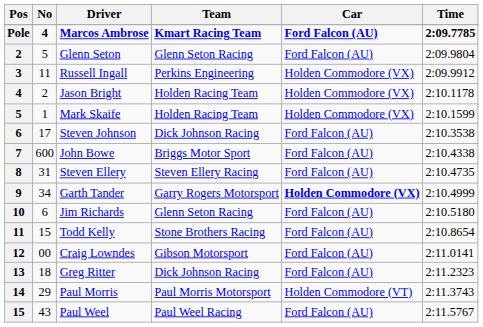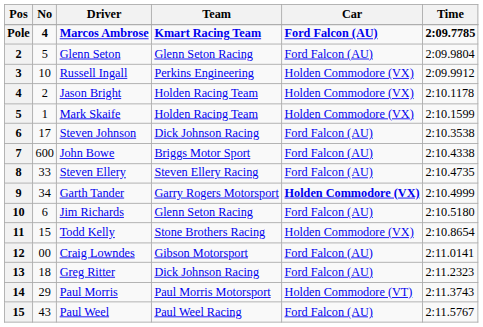(45, 73) 11 -> (45, 73) 10
(45, 173) 31 -> (45, 173) 33
(329, 232) Ford Falcon (AU) -> (349, 232) Holden Commodore (VX)
